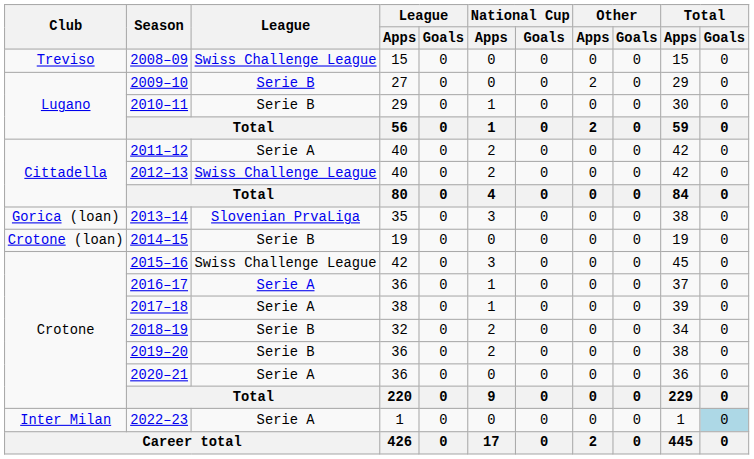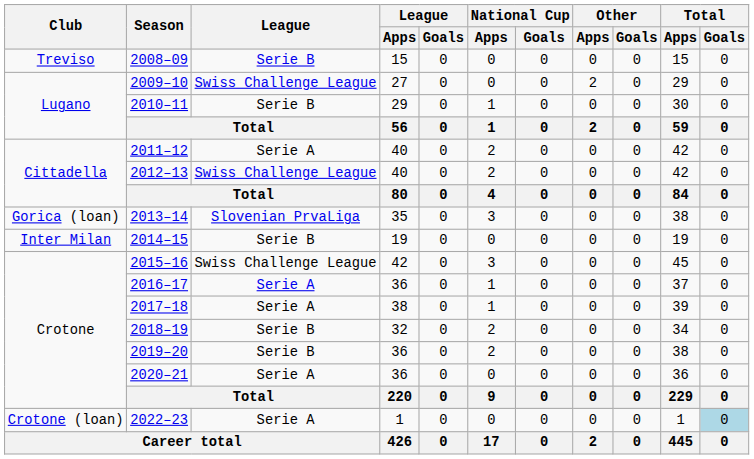(286, 61) Swiss Challenge League -> (286, 61) Serie B
(286, 83) Serie B -> (286, 83) Swiss Challenge League
(66, 240) Crotone (loan) -> (66, 240) Inter Milan
(66, 420) Inter Milan -> (66, 420) Crotone (loan)
